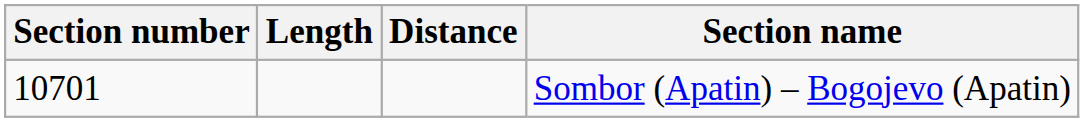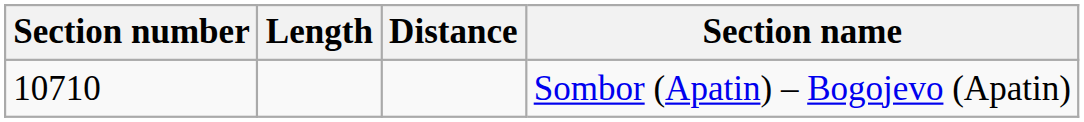(57, 87) 10701 -> (57, 87) 10710
